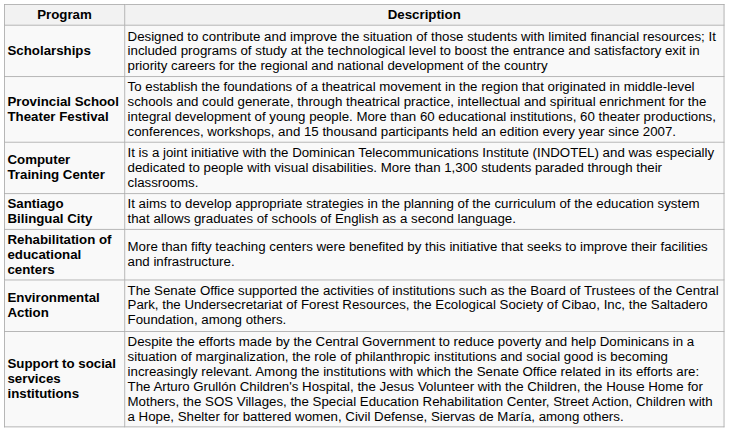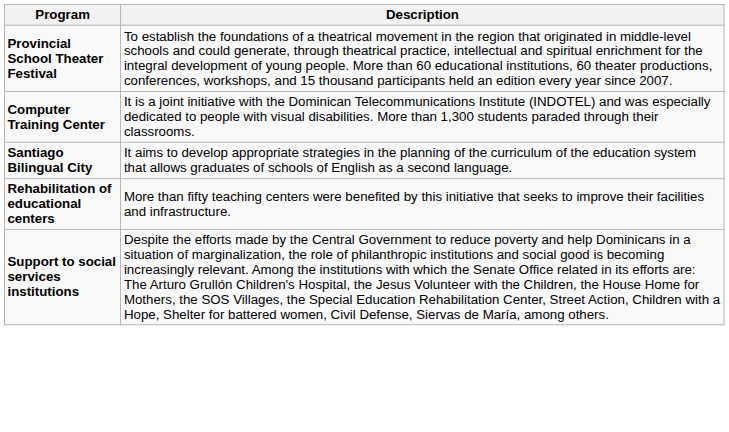- row: (49, 51)
- row: (54, 305)
